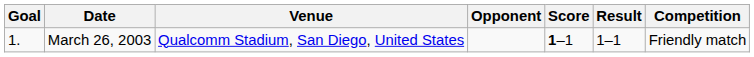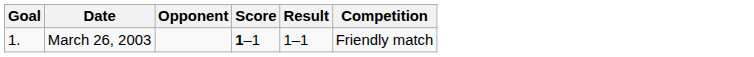- column: (311, 16)
